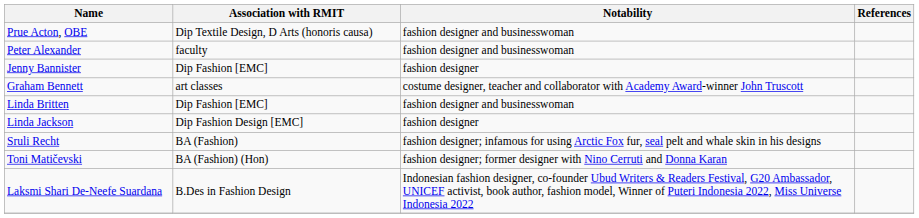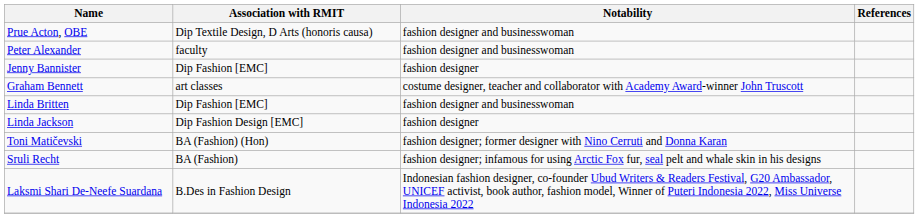rows swapped: (45, 159) <-> (33, 141)
